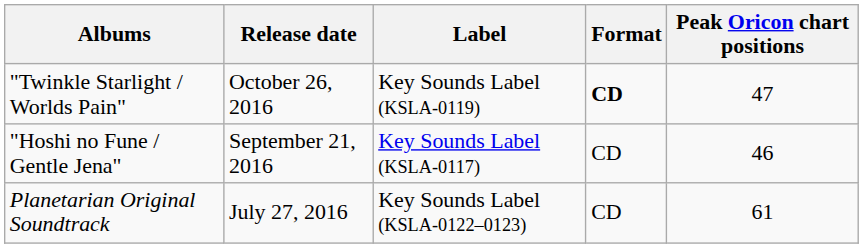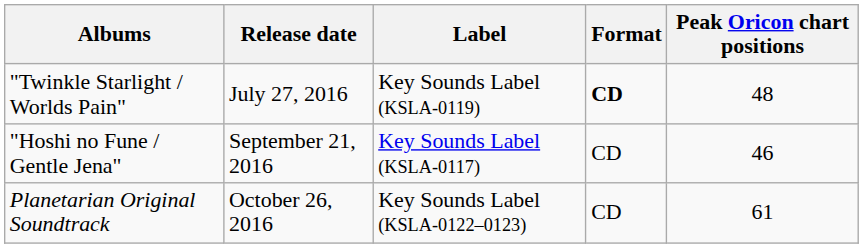(281, 93) October 26, 2016 -> (288, 93) July 27, 2016
(763, 93) 47 -> (763, 93) 48
(288, 212) July 27, 2016 -> (281, 212) October 26, 2016
